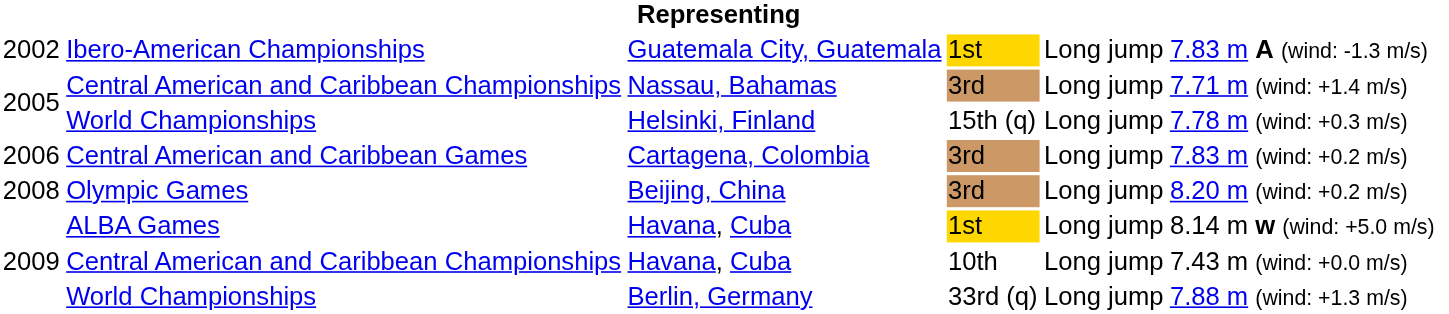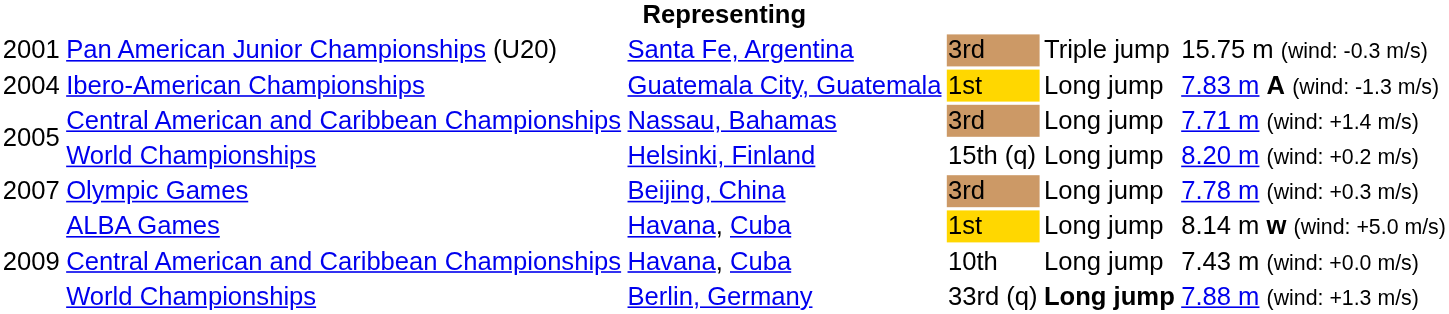+ row: (312, 50)
(31, 50) 2002 -> (31, 85) 2004
(1289, 120) 7.78 m (wind: +0.3 m/s) -> (1300, 155) 8.20 m (wind: +0.2 m/s)
- row: (297, 155)
(31, 190) 2008 -> (31, 190) 2007
(1289, 190) 8.20 m (wind: +0.2 m/s) -> (1300, 190) 7.78 m (wind: +0.3 m/s)
(1104, 296) normal -> (1109, 296) bold
